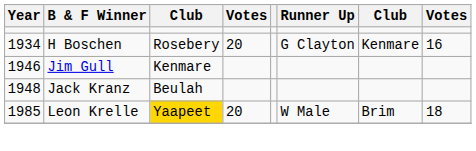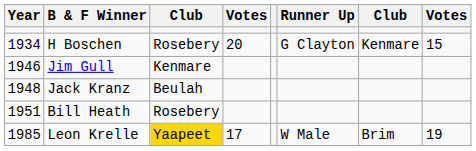(434, 45) 16 -> (434, 45) 15
+ row: (24, 112)
(234, 112) 20 -> (234, 135) 17
(434, 112) 18 -> (434, 135) 19
